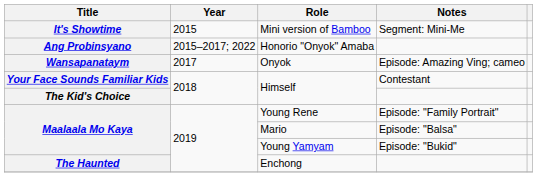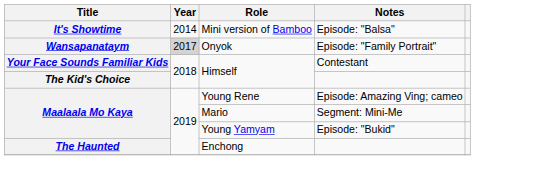(185, 29) 2015 -> (185, 29) 2014
(422, 29) Segment: Mini-Me -> (356, 29) Episode: "Balsa"
- row: (88, 46)
(185, 63) no background -> (185, 46) lightgrey background
(452, 63) Episode: Amazing Ving; cameo -> (377, 46) Episode: "Family Portrait"
(439, 113) Episode: "Family Portrait" -> (390, 96) Episode: Amazing Ving; cameo
(418, 130) Episode: "Balsa" -> (360, 113) Segment: Mini-Me
